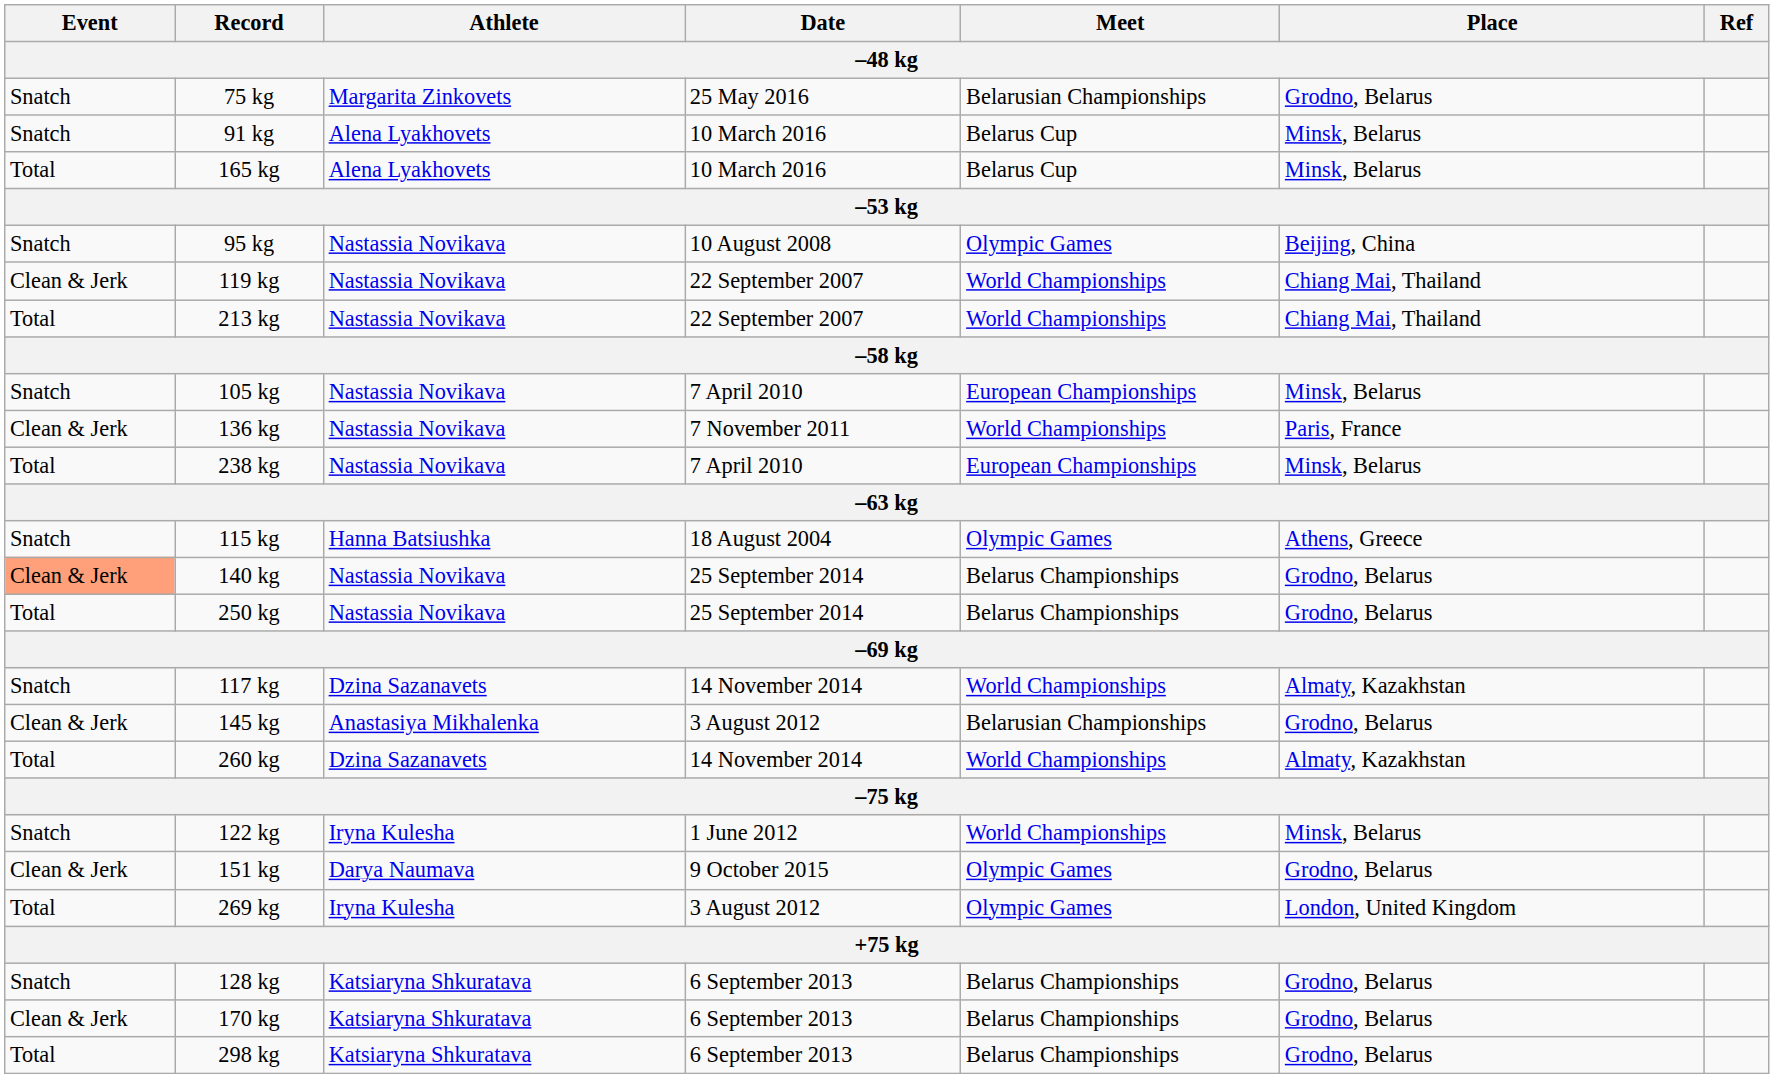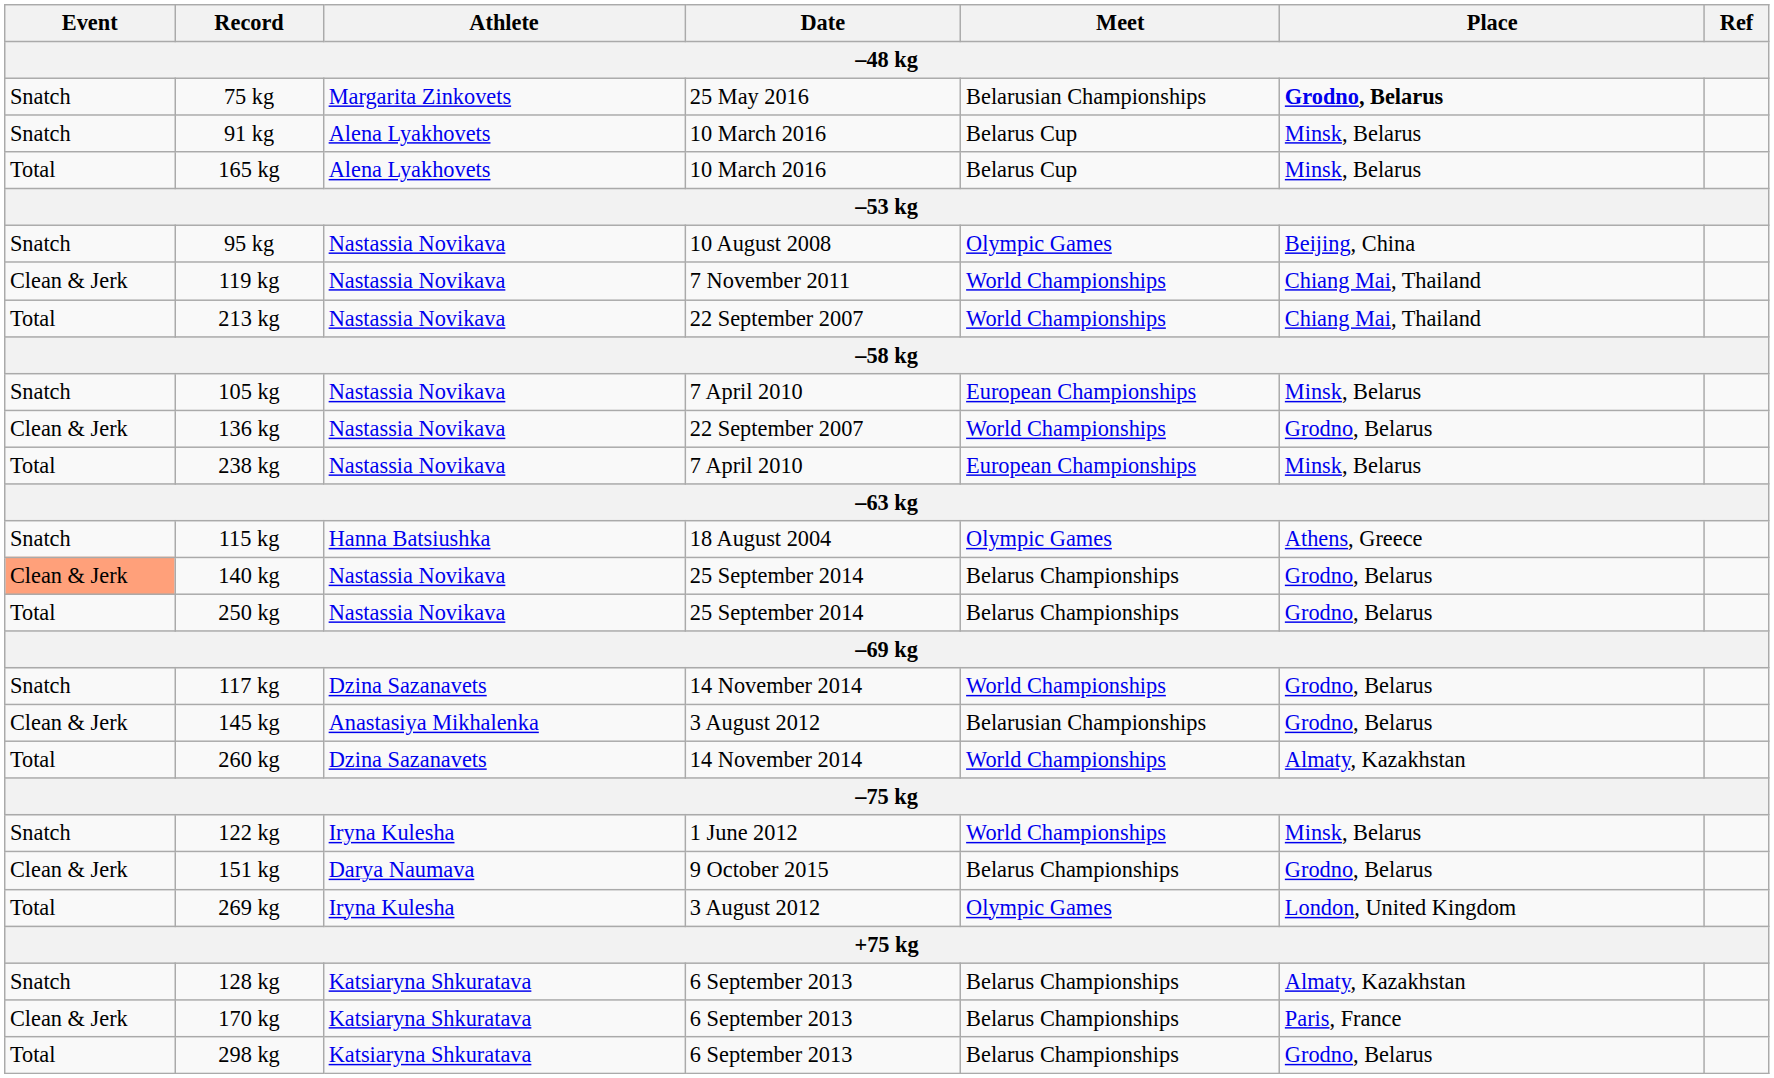(1359, 96) normal -> (1364, 96) bold
(777, 281) 22 September 2007 -> (770, 281) 7 November 2011
(770, 428) 7 November 2011 -> (777, 428) 22 September 2007
(1343, 428) Paris, France -> (1359, 428) Grodno, Belarus
(1375, 686) Almaty, Kazakhstan -> (1359, 686) Grodno, Belarus
(1039, 870) Olympic Games -> (1072, 870) Belarus Championships
(1359, 980) Grodno, Belarus -> (1375, 980) Almaty, Kazakhstan
(1359, 1017) Grodno, Belarus -> (1343, 1017) Paris, France
